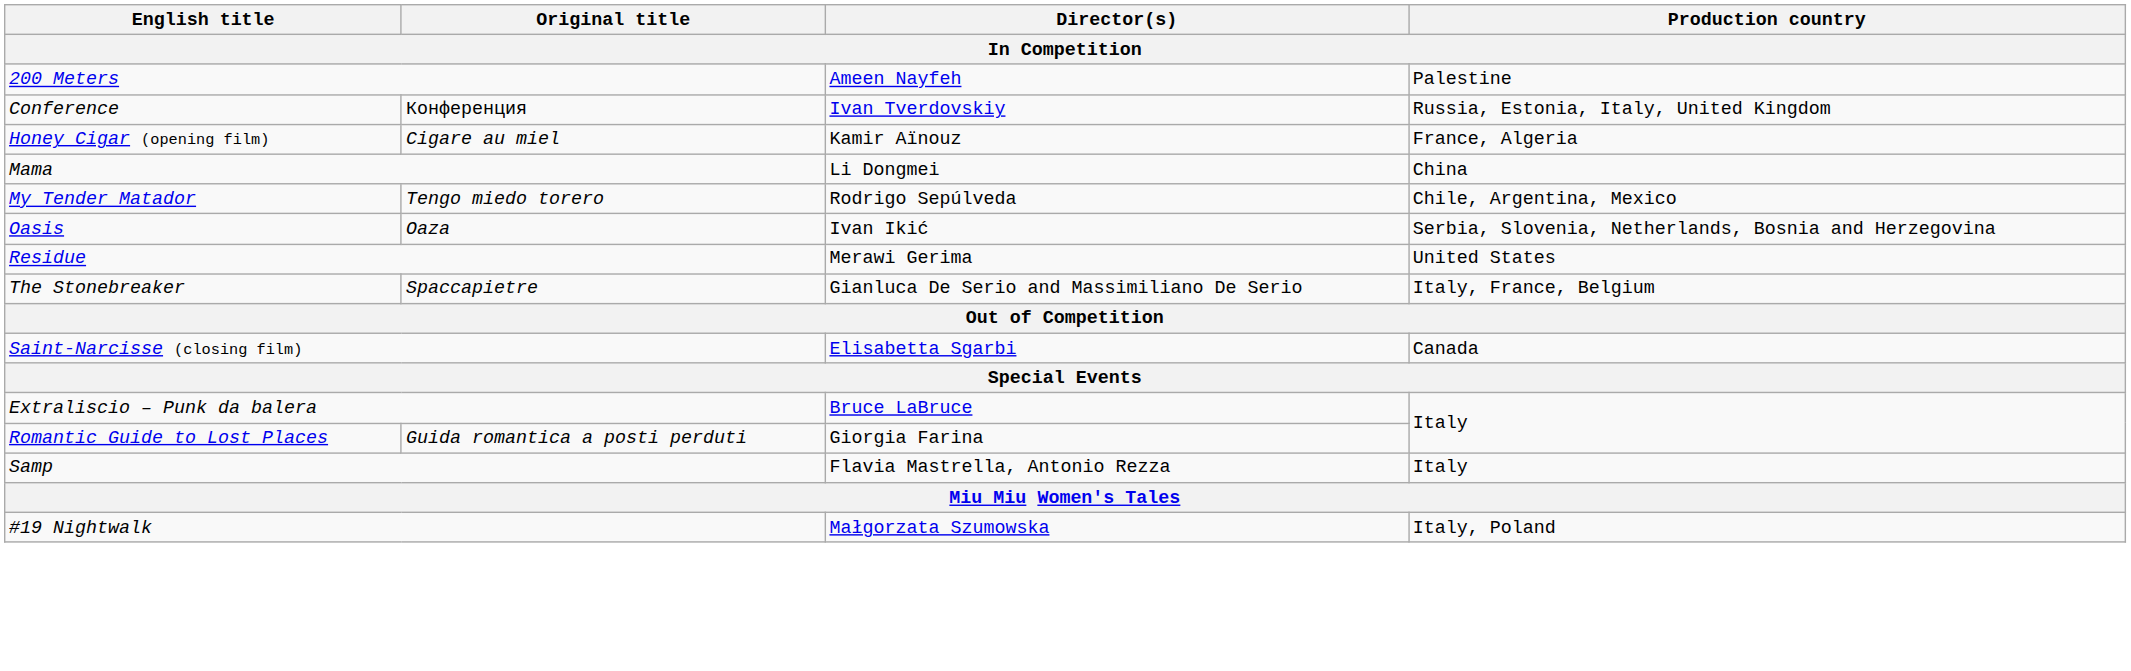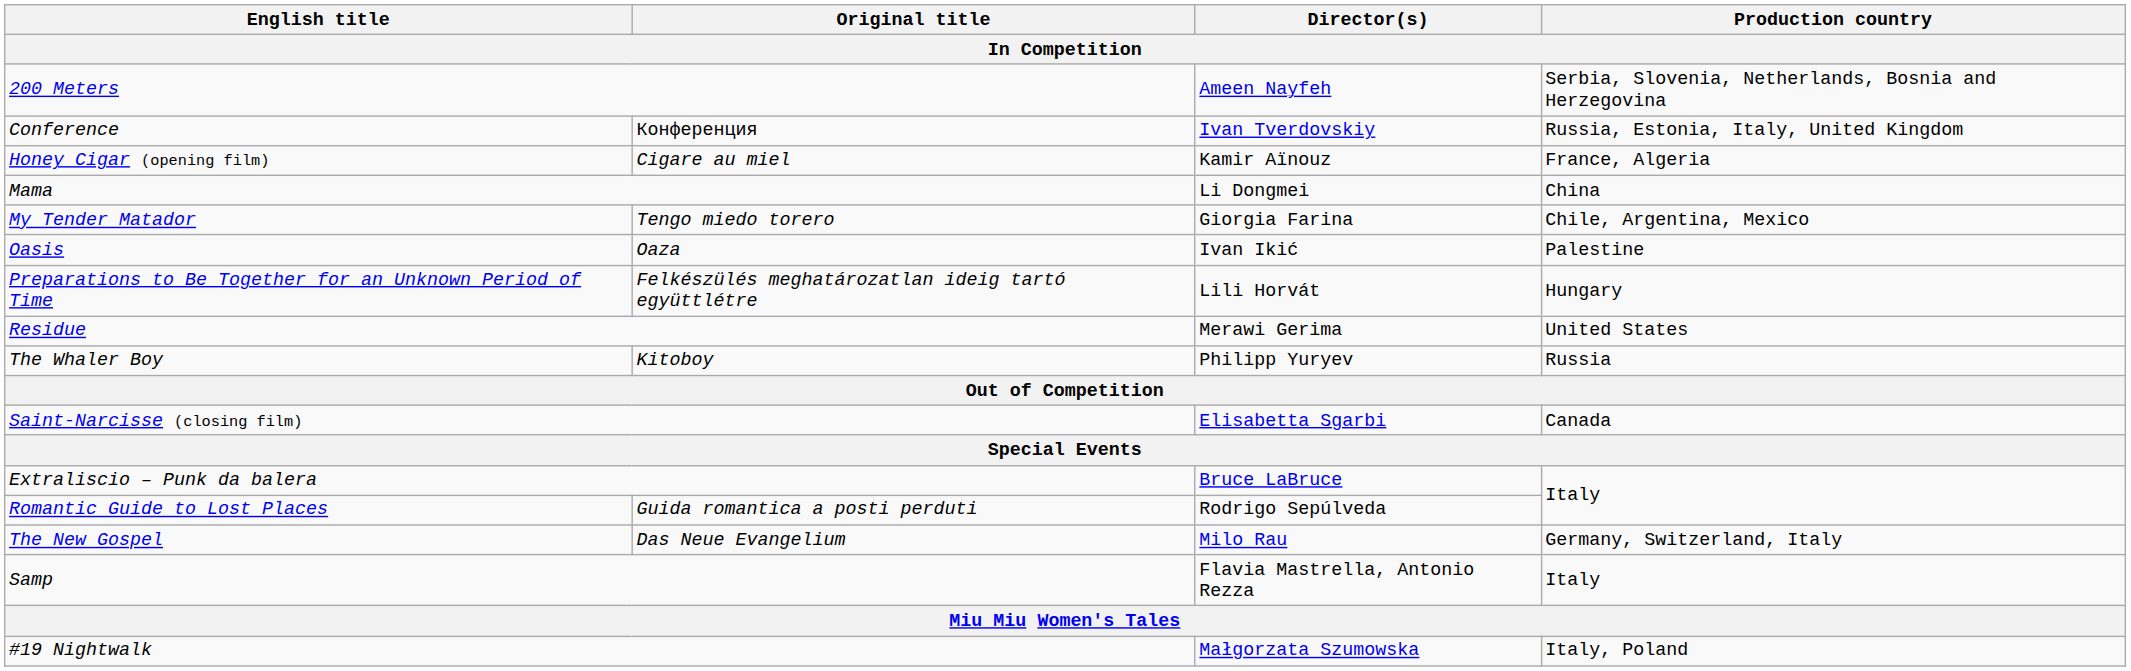(1462, 79) Palestine -> (1771, 90) Serbia, Slovenia, Netherlands, Bosnia and Herzegovina
(923, 199) Rodrigo Sepúlveda -> (1276, 220) Giorgia Farina
(1704, 229) Serbia, Slovenia, Netherlands, Bosnia and Herzegovina -> (1595, 250) Palestine
+ row: (295, 290)
- row: (97, 289)
+ row: (86, 361)
(906, 438) Giorgia Farina -> (1293, 510) Rodrigo Sepúlveda
+ row: (86, 540)
